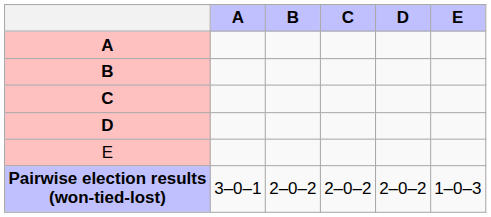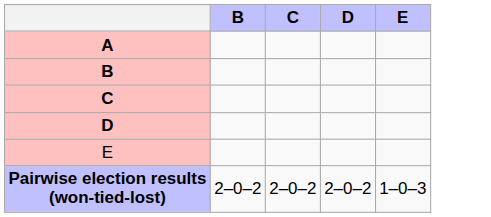- column: (238, 17)
